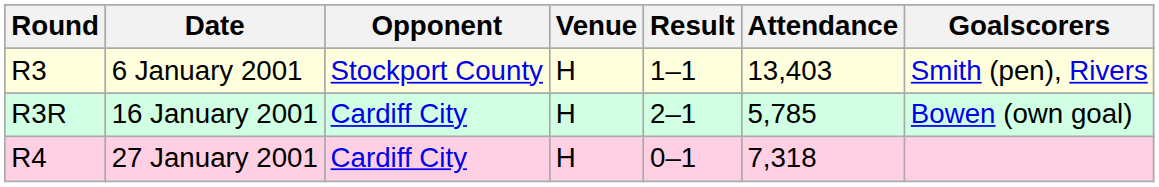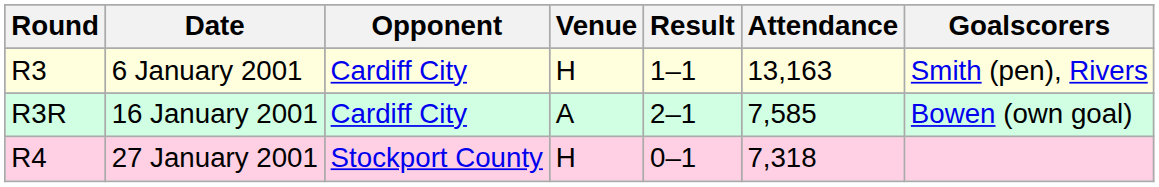(437, 70) Stockport County -> (399, 70) Cardiff City
(790, 70) 13,403 -> (790, 70) 13,163
(566, 114) H -> (565, 114) A
(782, 114) 5,785 -> (782, 114) 7,585
(399, 158) Cardiff City -> (437, 158) Stockport County
